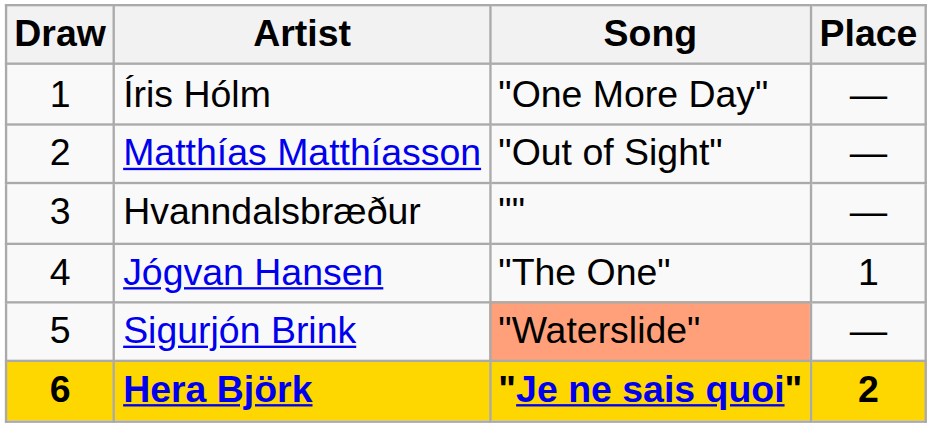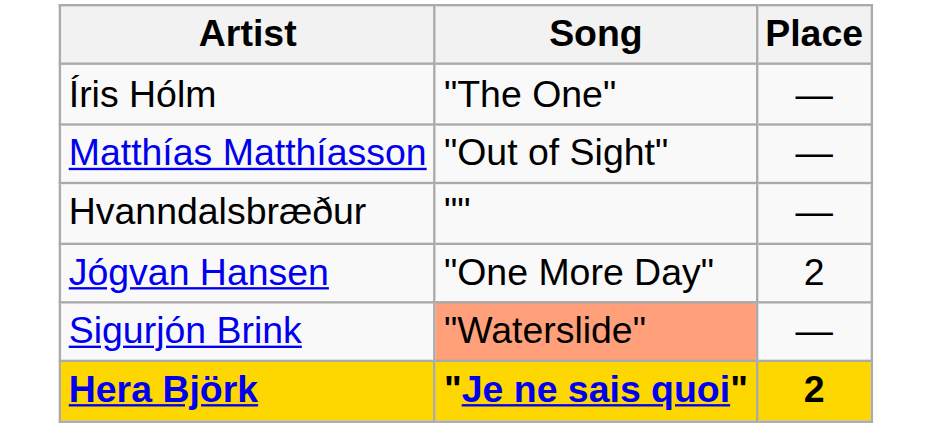- column: (60, 34)
(633, 93) "One More Day" -> (530, 93) "The One"
(584, 271) "The One" -> (579, 271) "One More Day"
(869, 271) 1 -> (814, 271) 2
